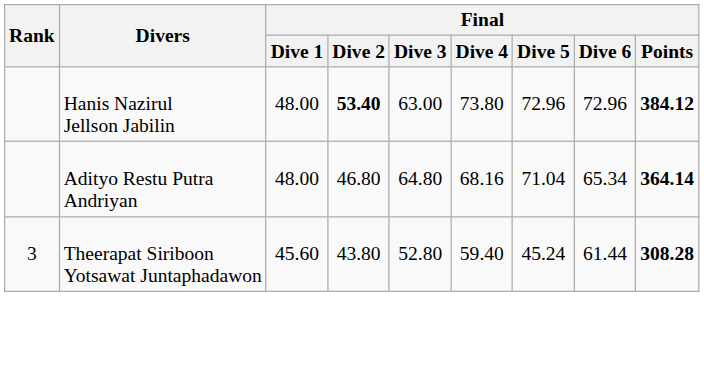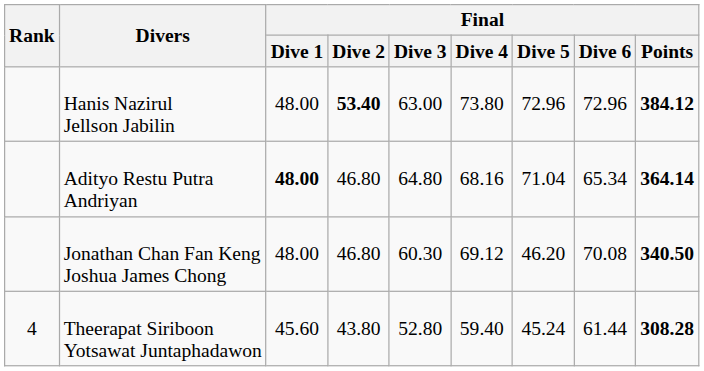(297, 178) normal -> (297, 178) bold
+ row: (162, 264)
(32, 253) 3 -> (32, 328) 4
